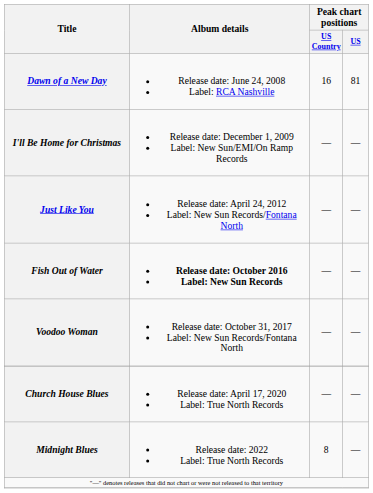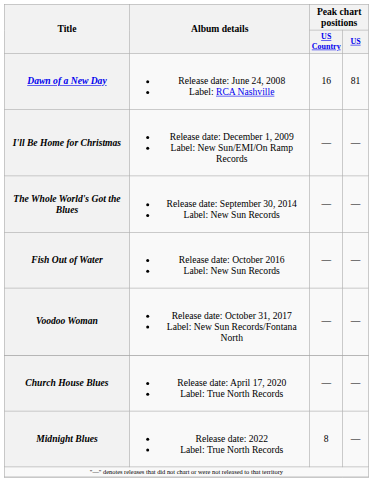- row: (67, 209)
+ row: (67, 204)
(220, 276) bold -> (220, 266) normal
